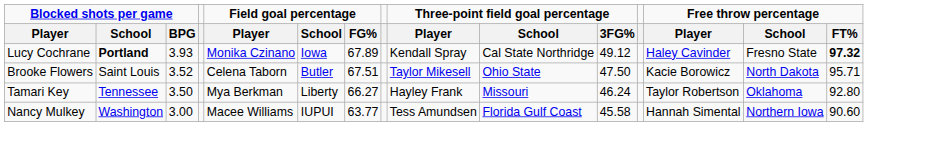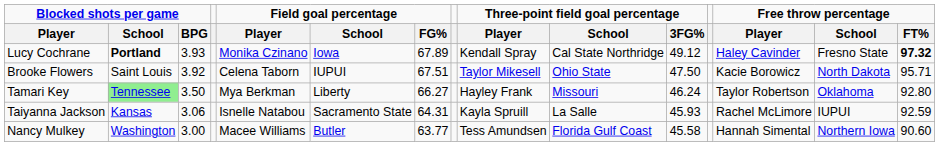(181, 72) 3.52 -> (193, 72) 3.92
(317, 72) Butler -> (330, 72) IUPUI
(128, 92) no background -> (141, 92) lightgreen background
+ row: (56, 111)
(317, 111) IUPUI -> (329, 131) Butler
